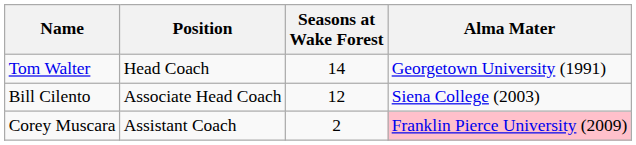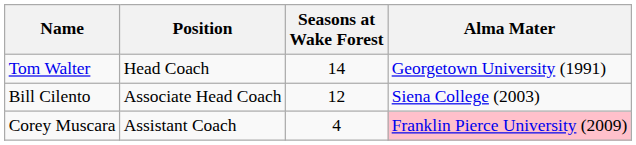(337, 126) 2 -> (337, 126) 4
